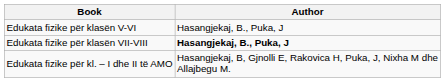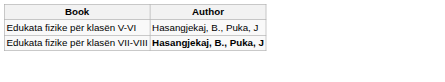- row: (90, 64)
